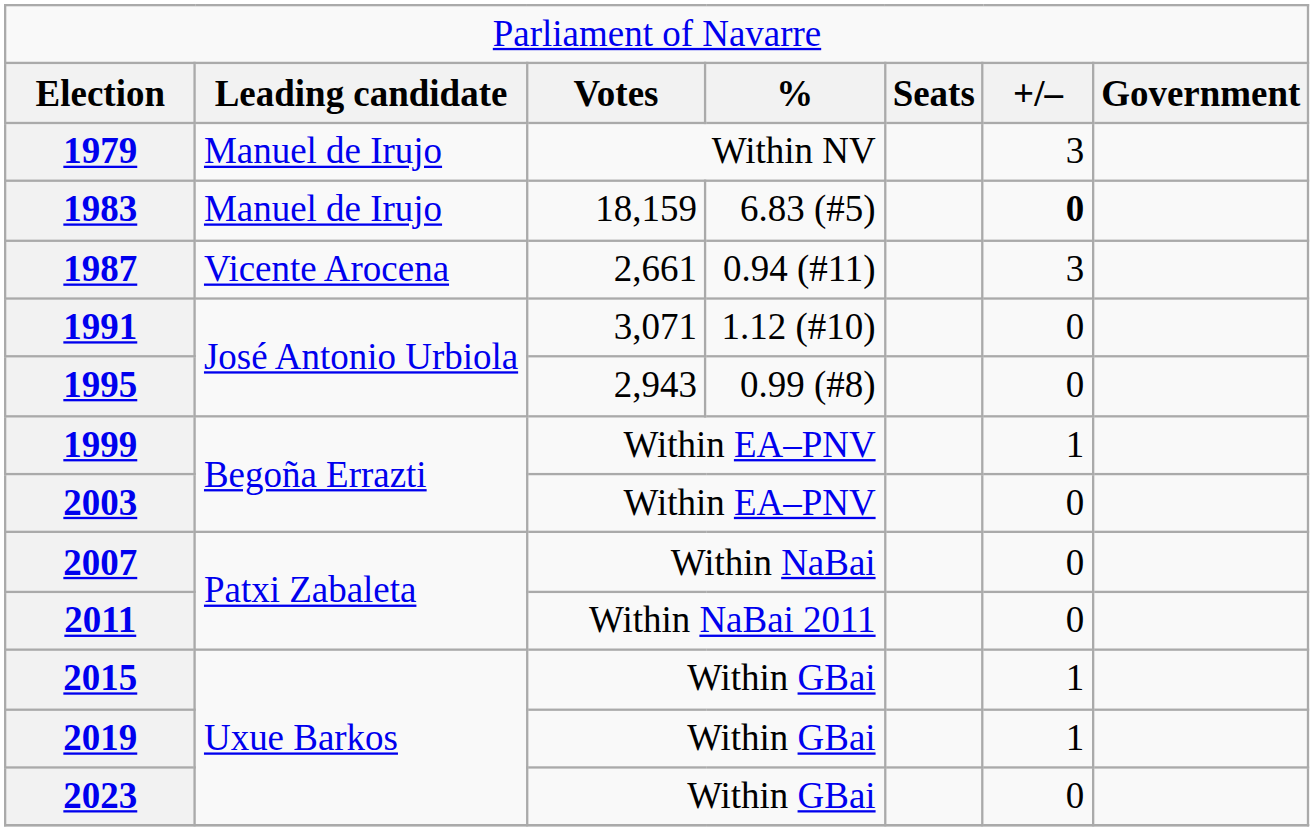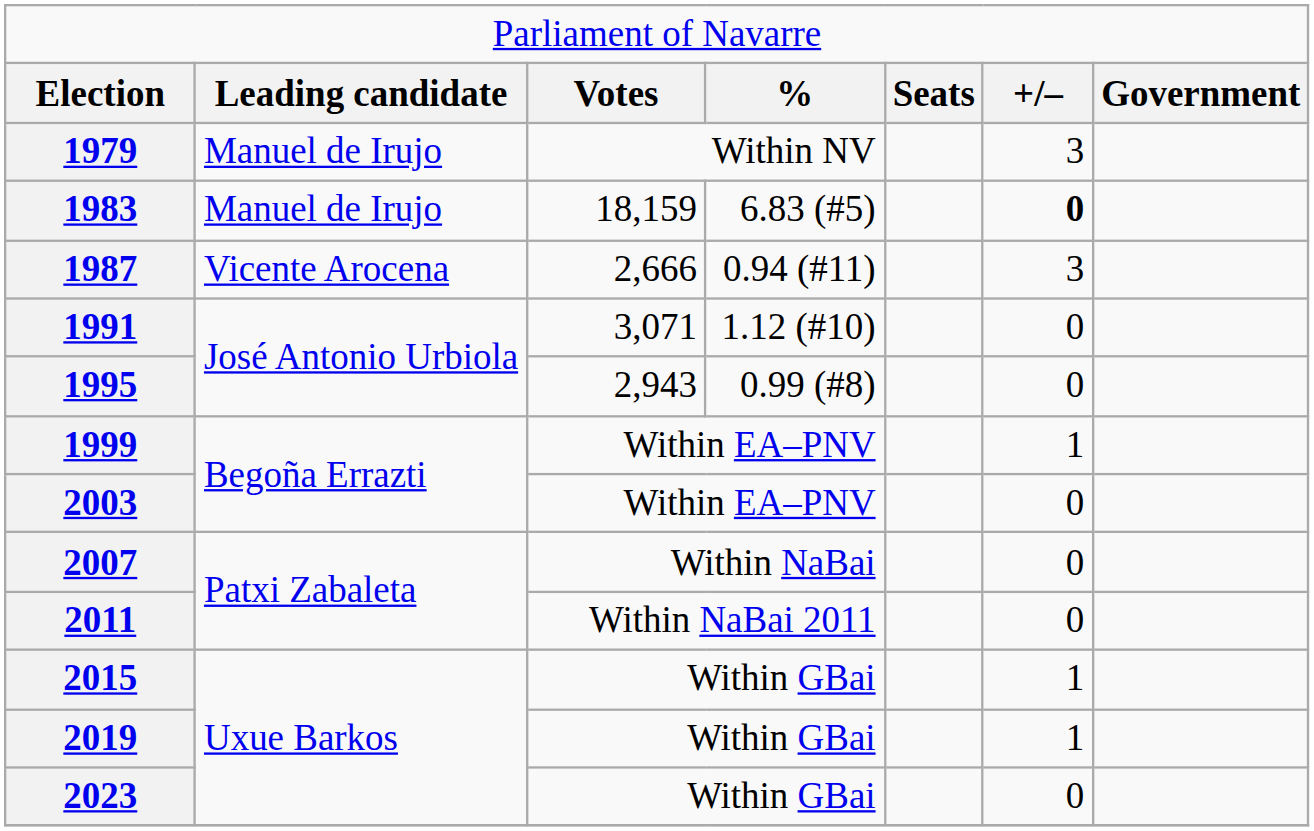(655, 268) 2,661 -> (655, 268) 2,666
